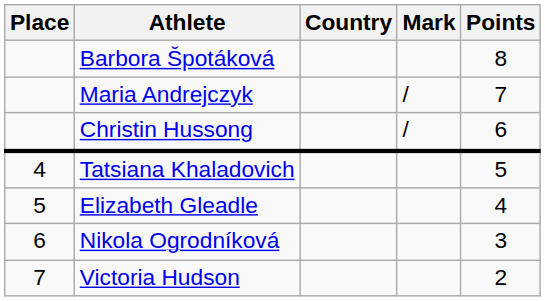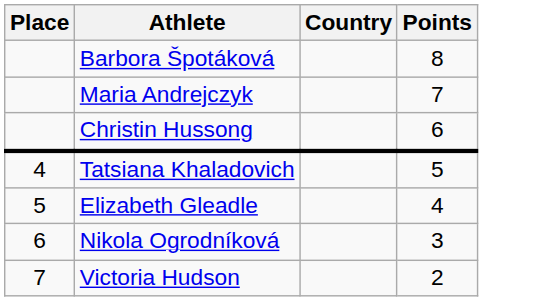- column: (429, 22)
